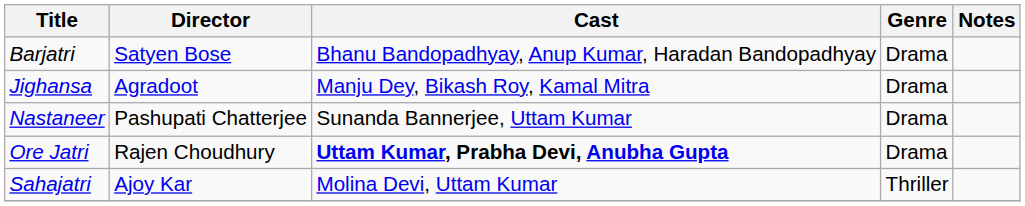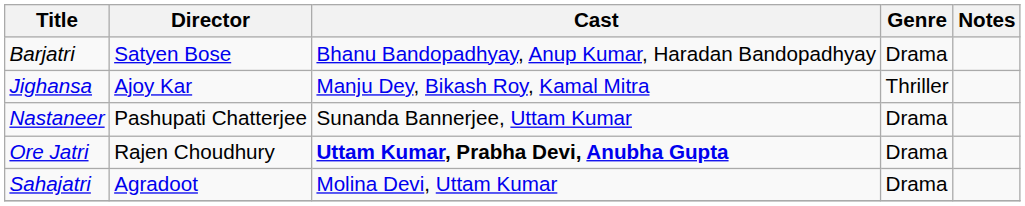(156, 86) Agradoot -> (153, 86) Ajoy Kar
(917, 86) Drama -> (917, 86) Thriller
(153, 184) Ajoy Kar -> (156, 184) Agradoot
(917, 184) Thriller -> (917, 184) Drama
